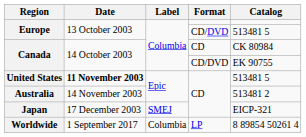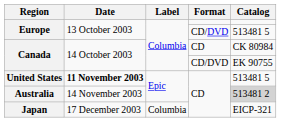(251, 94) no background -> (251, 94) lightgrey background
(160, 109) SMEJ -> (167, 109) Columbia
- row: (34, 125)
